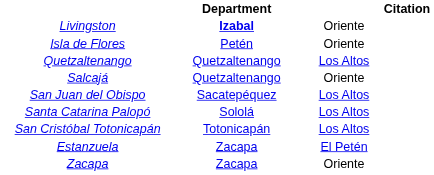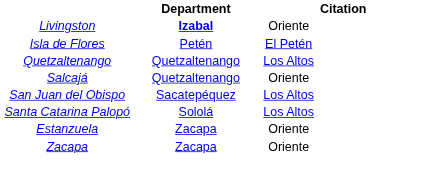(344, 43) Oriente -> (289, 43) El Petén
- row: (88, 129)
(344, 146) El Petén -> (289, 129) Oriente
